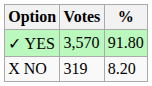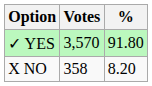(76, 68) 319 -> (76, 68) 358
